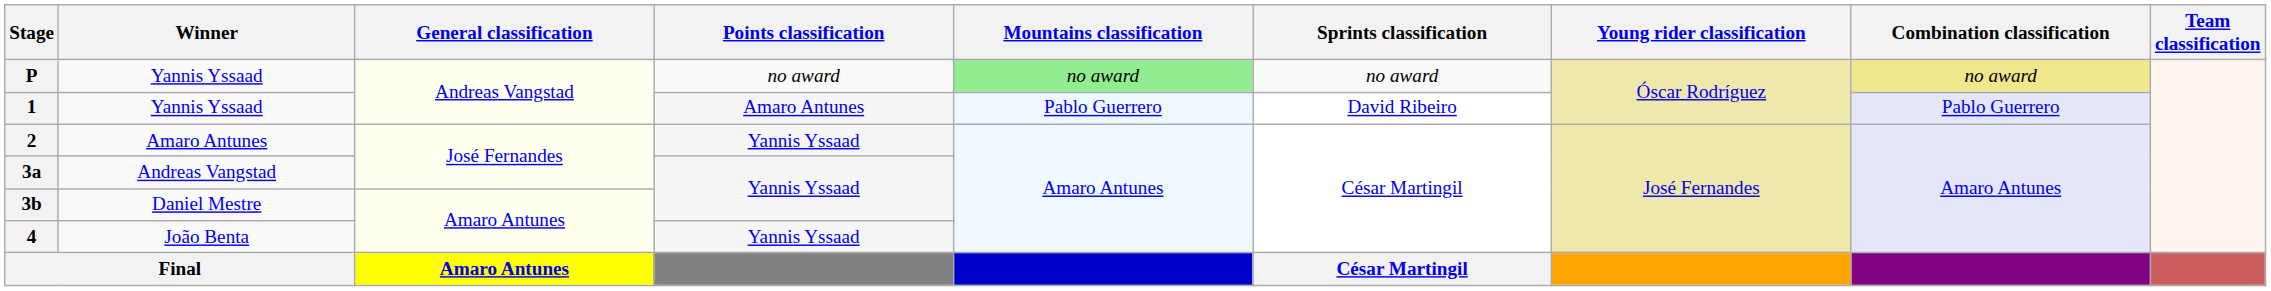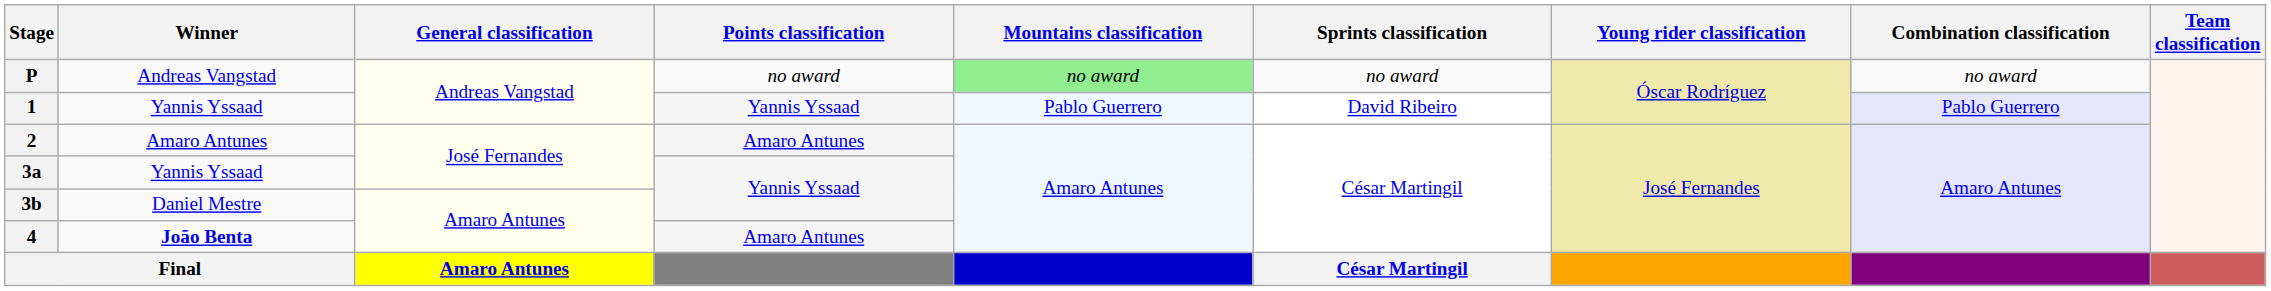(207, 76) Yannis Yssaad -> (207, 76) Andreas Vangstad
(2001, 76) khaki background -> (2001, 76) no background
(804, 108) Amaro Antunes -> (804, 108) Yannis Yssaad
(804, 140) Yannis Yssaad -> (804, 140) Amaro Antunes
(207, 172) Andreas Vangstad -> (207, 172) Yannis Yssaad
(207, 236) normal -> (207, 236) bold
(804, 236) Yannis Yssaad -> (804, 236) Amaro Antunes
